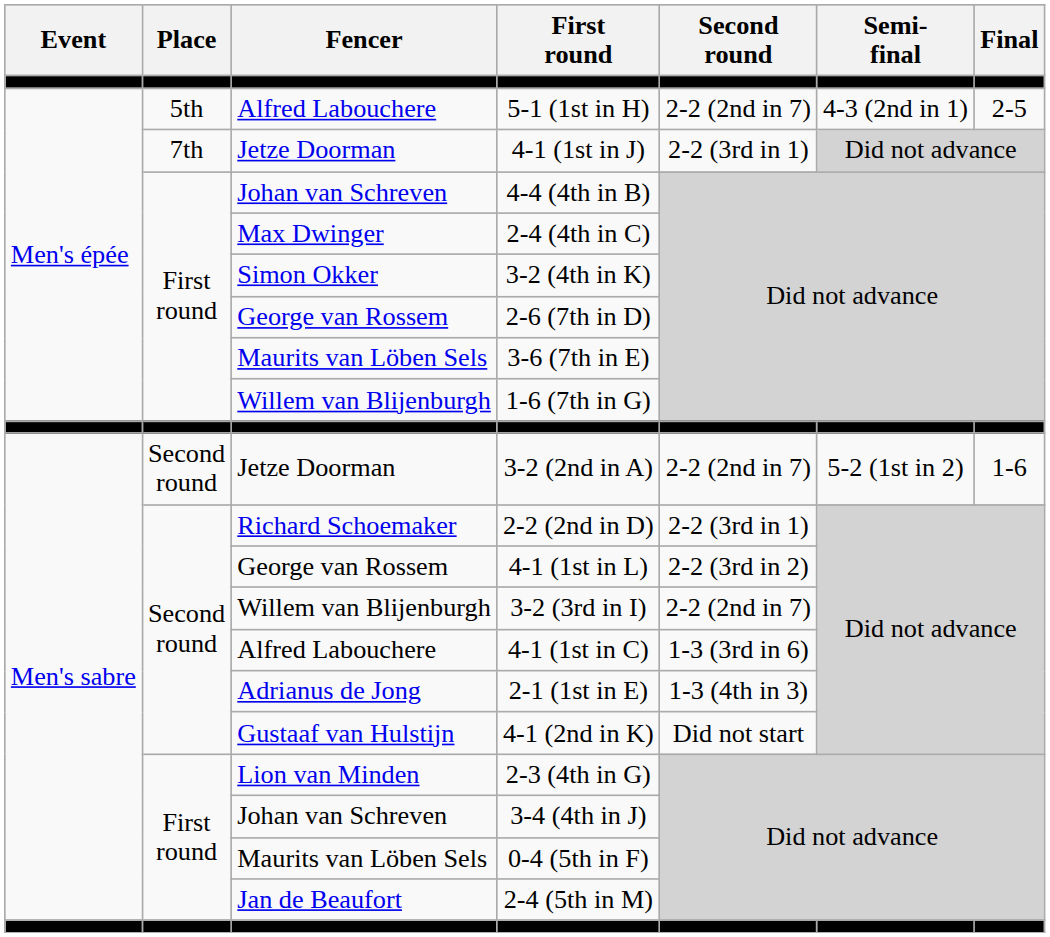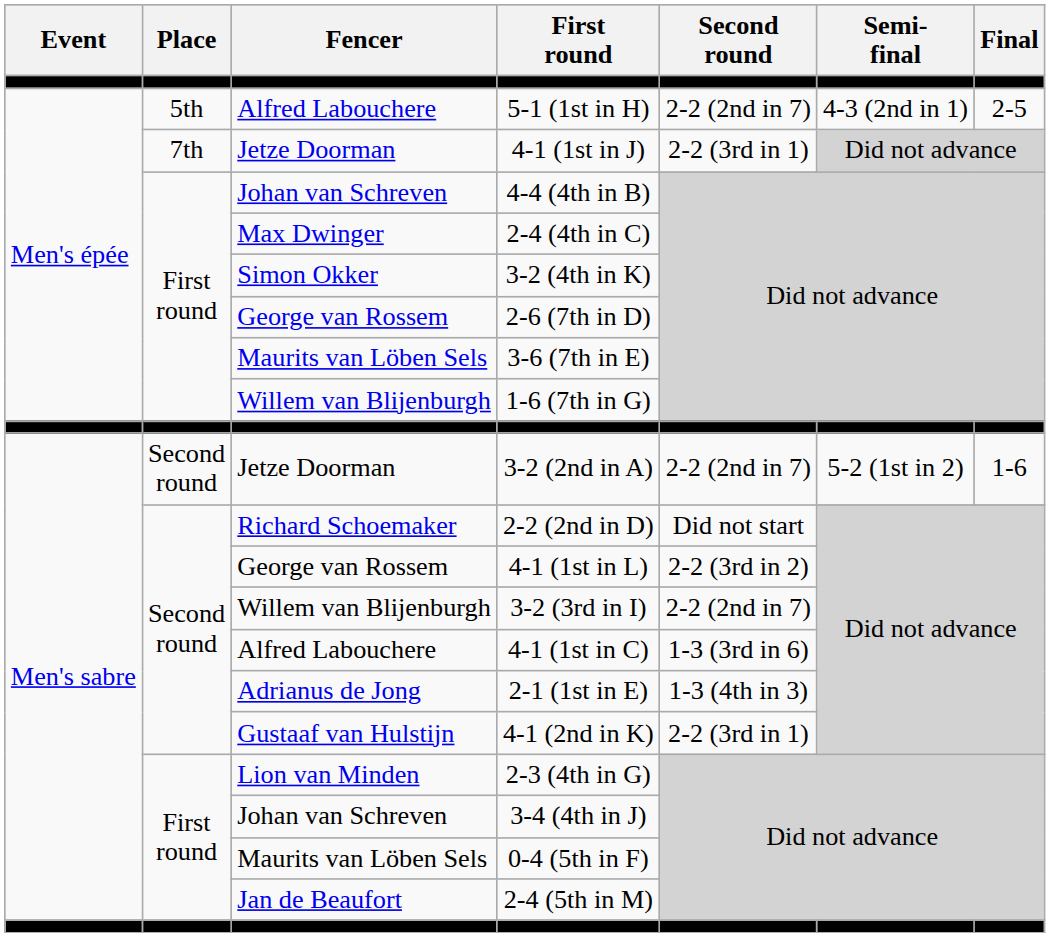(738, 524) 2-2 (3rd in 1) -> (738, 524) Did not start
(738, 732) Did not start -> (738, 732) 2-2 (3rd in 1)
